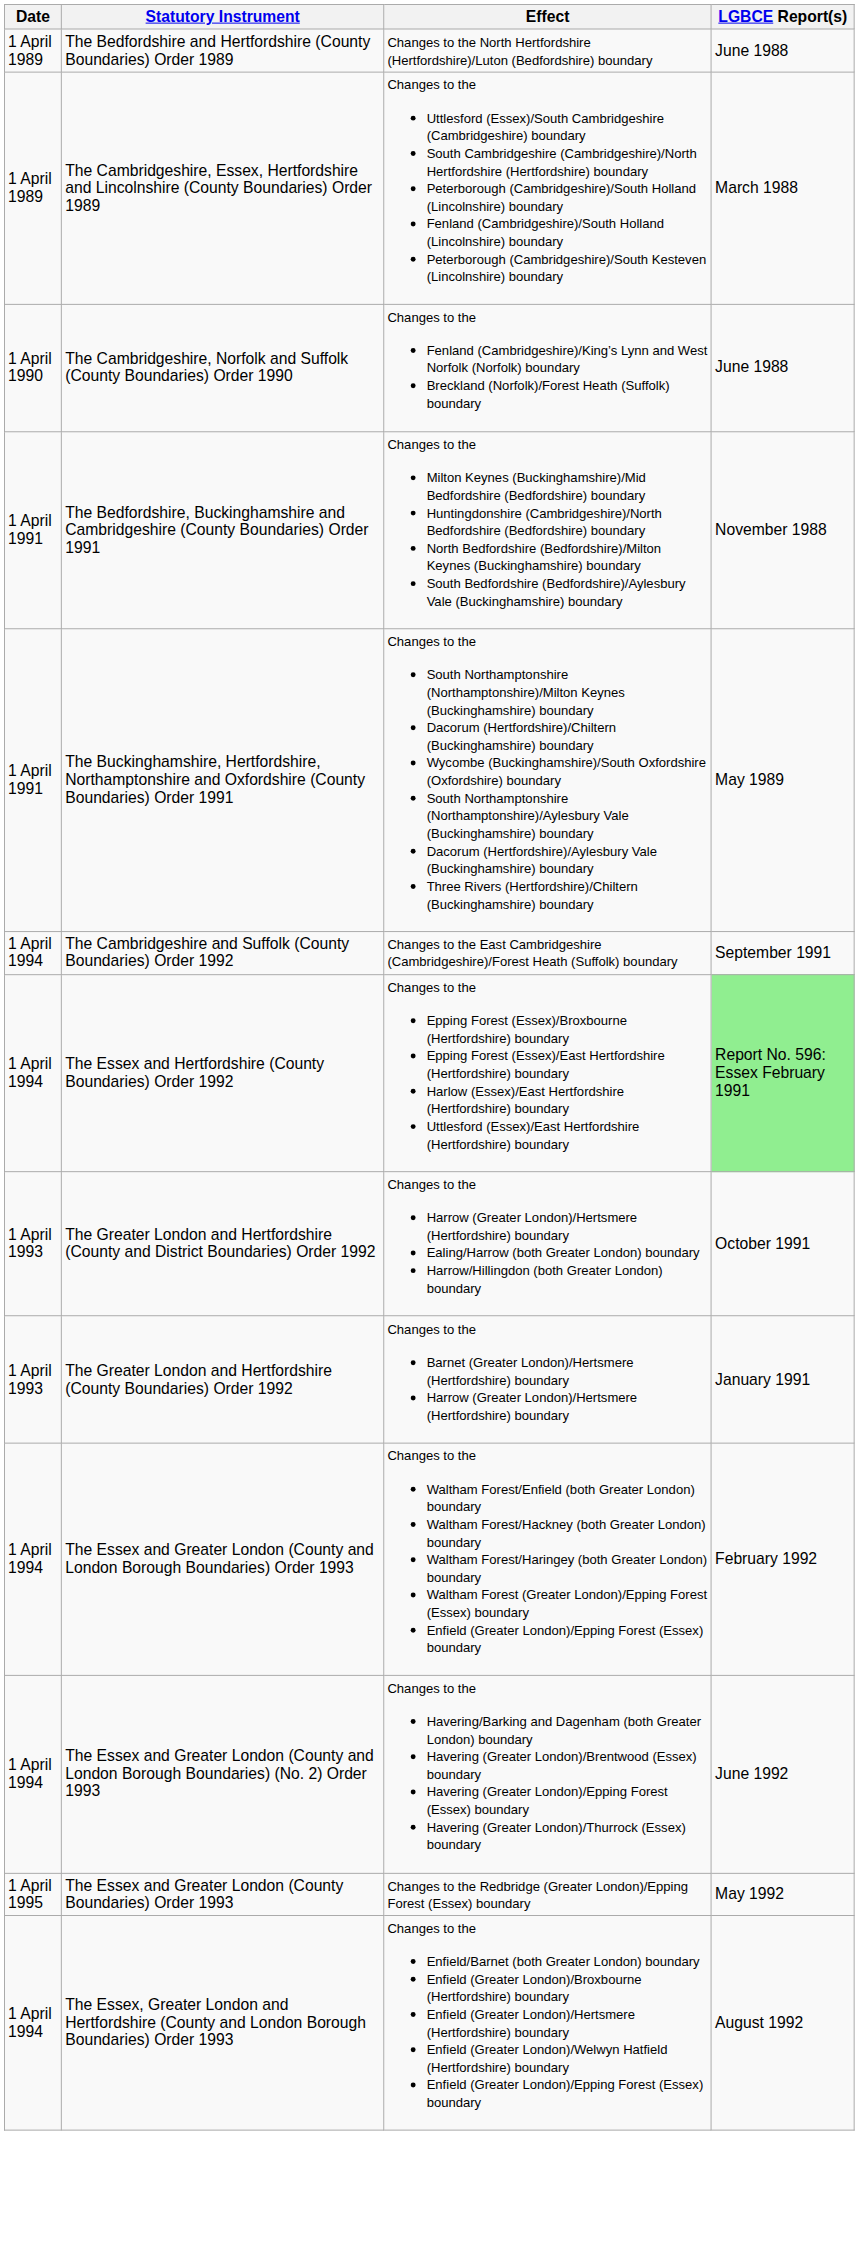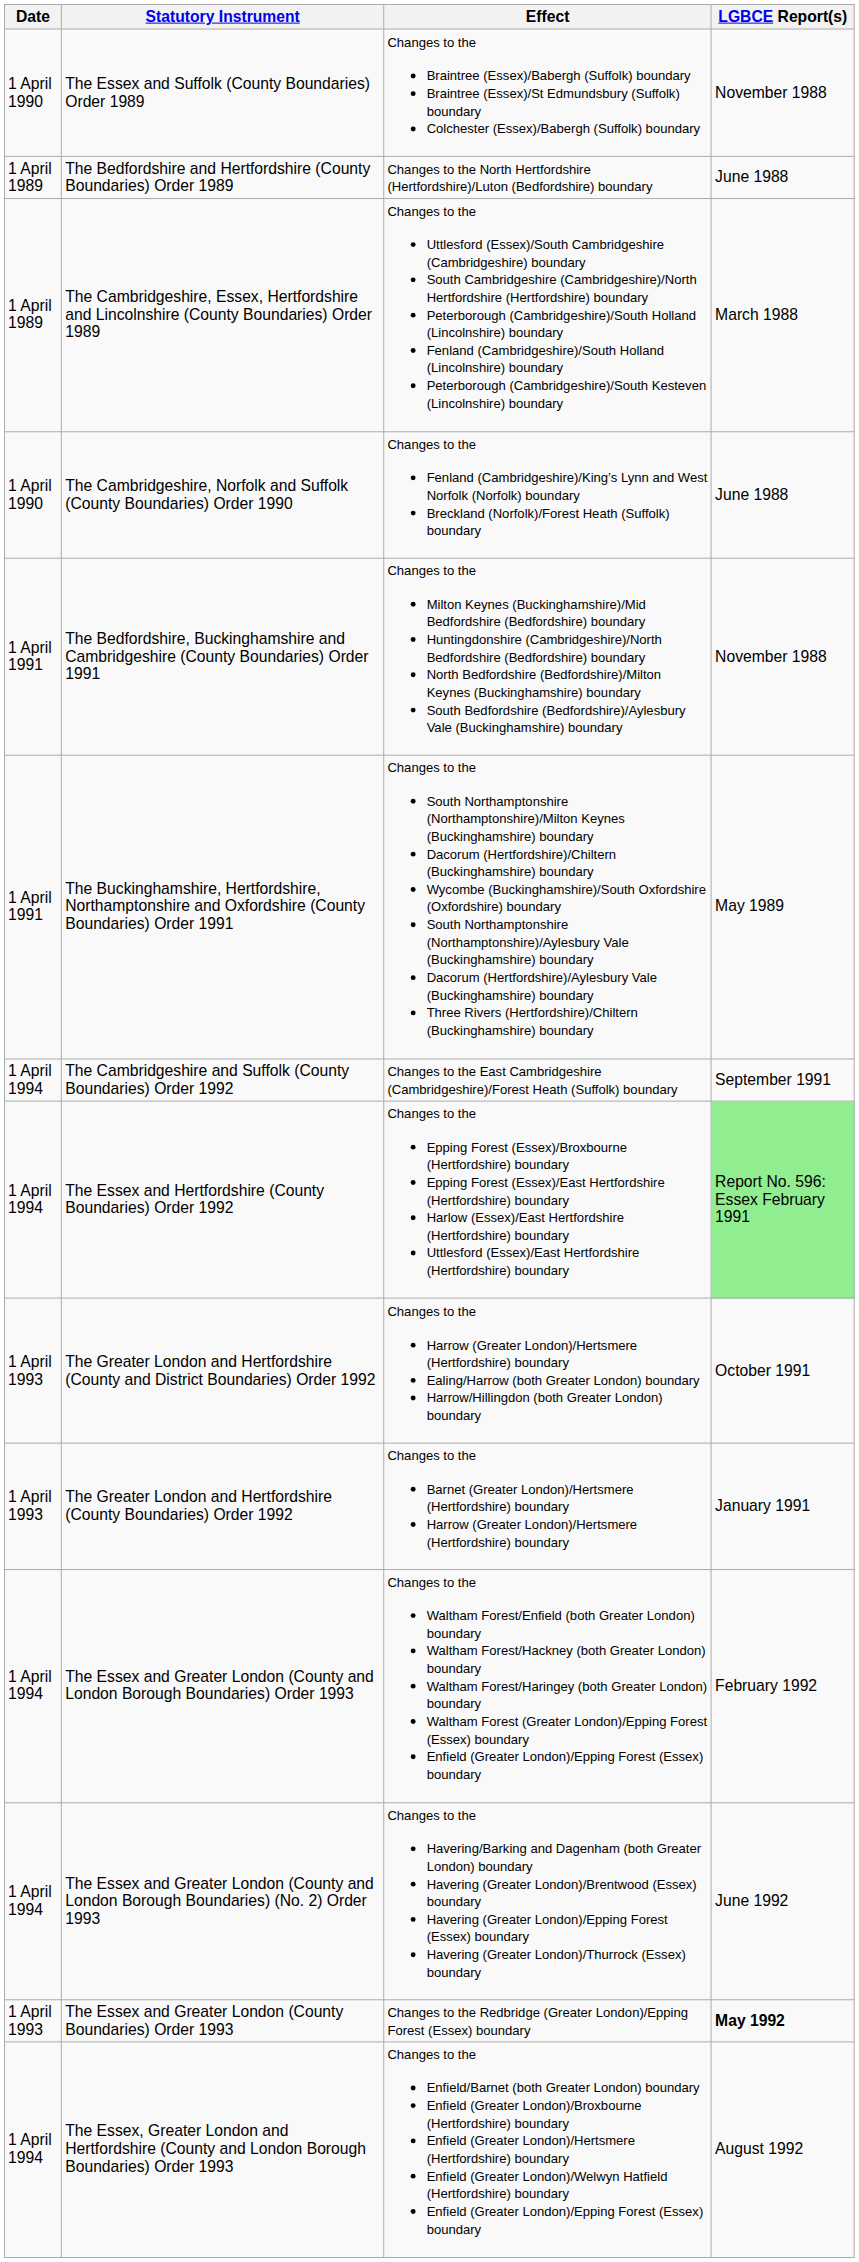+ row: (218, 92)
(30, 1894) 1 April 1995 -> (30, 2020) 1 April 1993
(750, 1894) normal -> (750, 2020) bold
